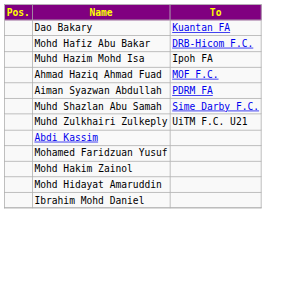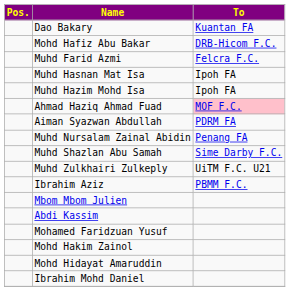+ row: (78, 59)
+ row: (89, 75)
(195, 75) no background -> (219, 106) pink background
+ row: (113, 138)
+ row: (69, 185)
+ row: (81, 200)
